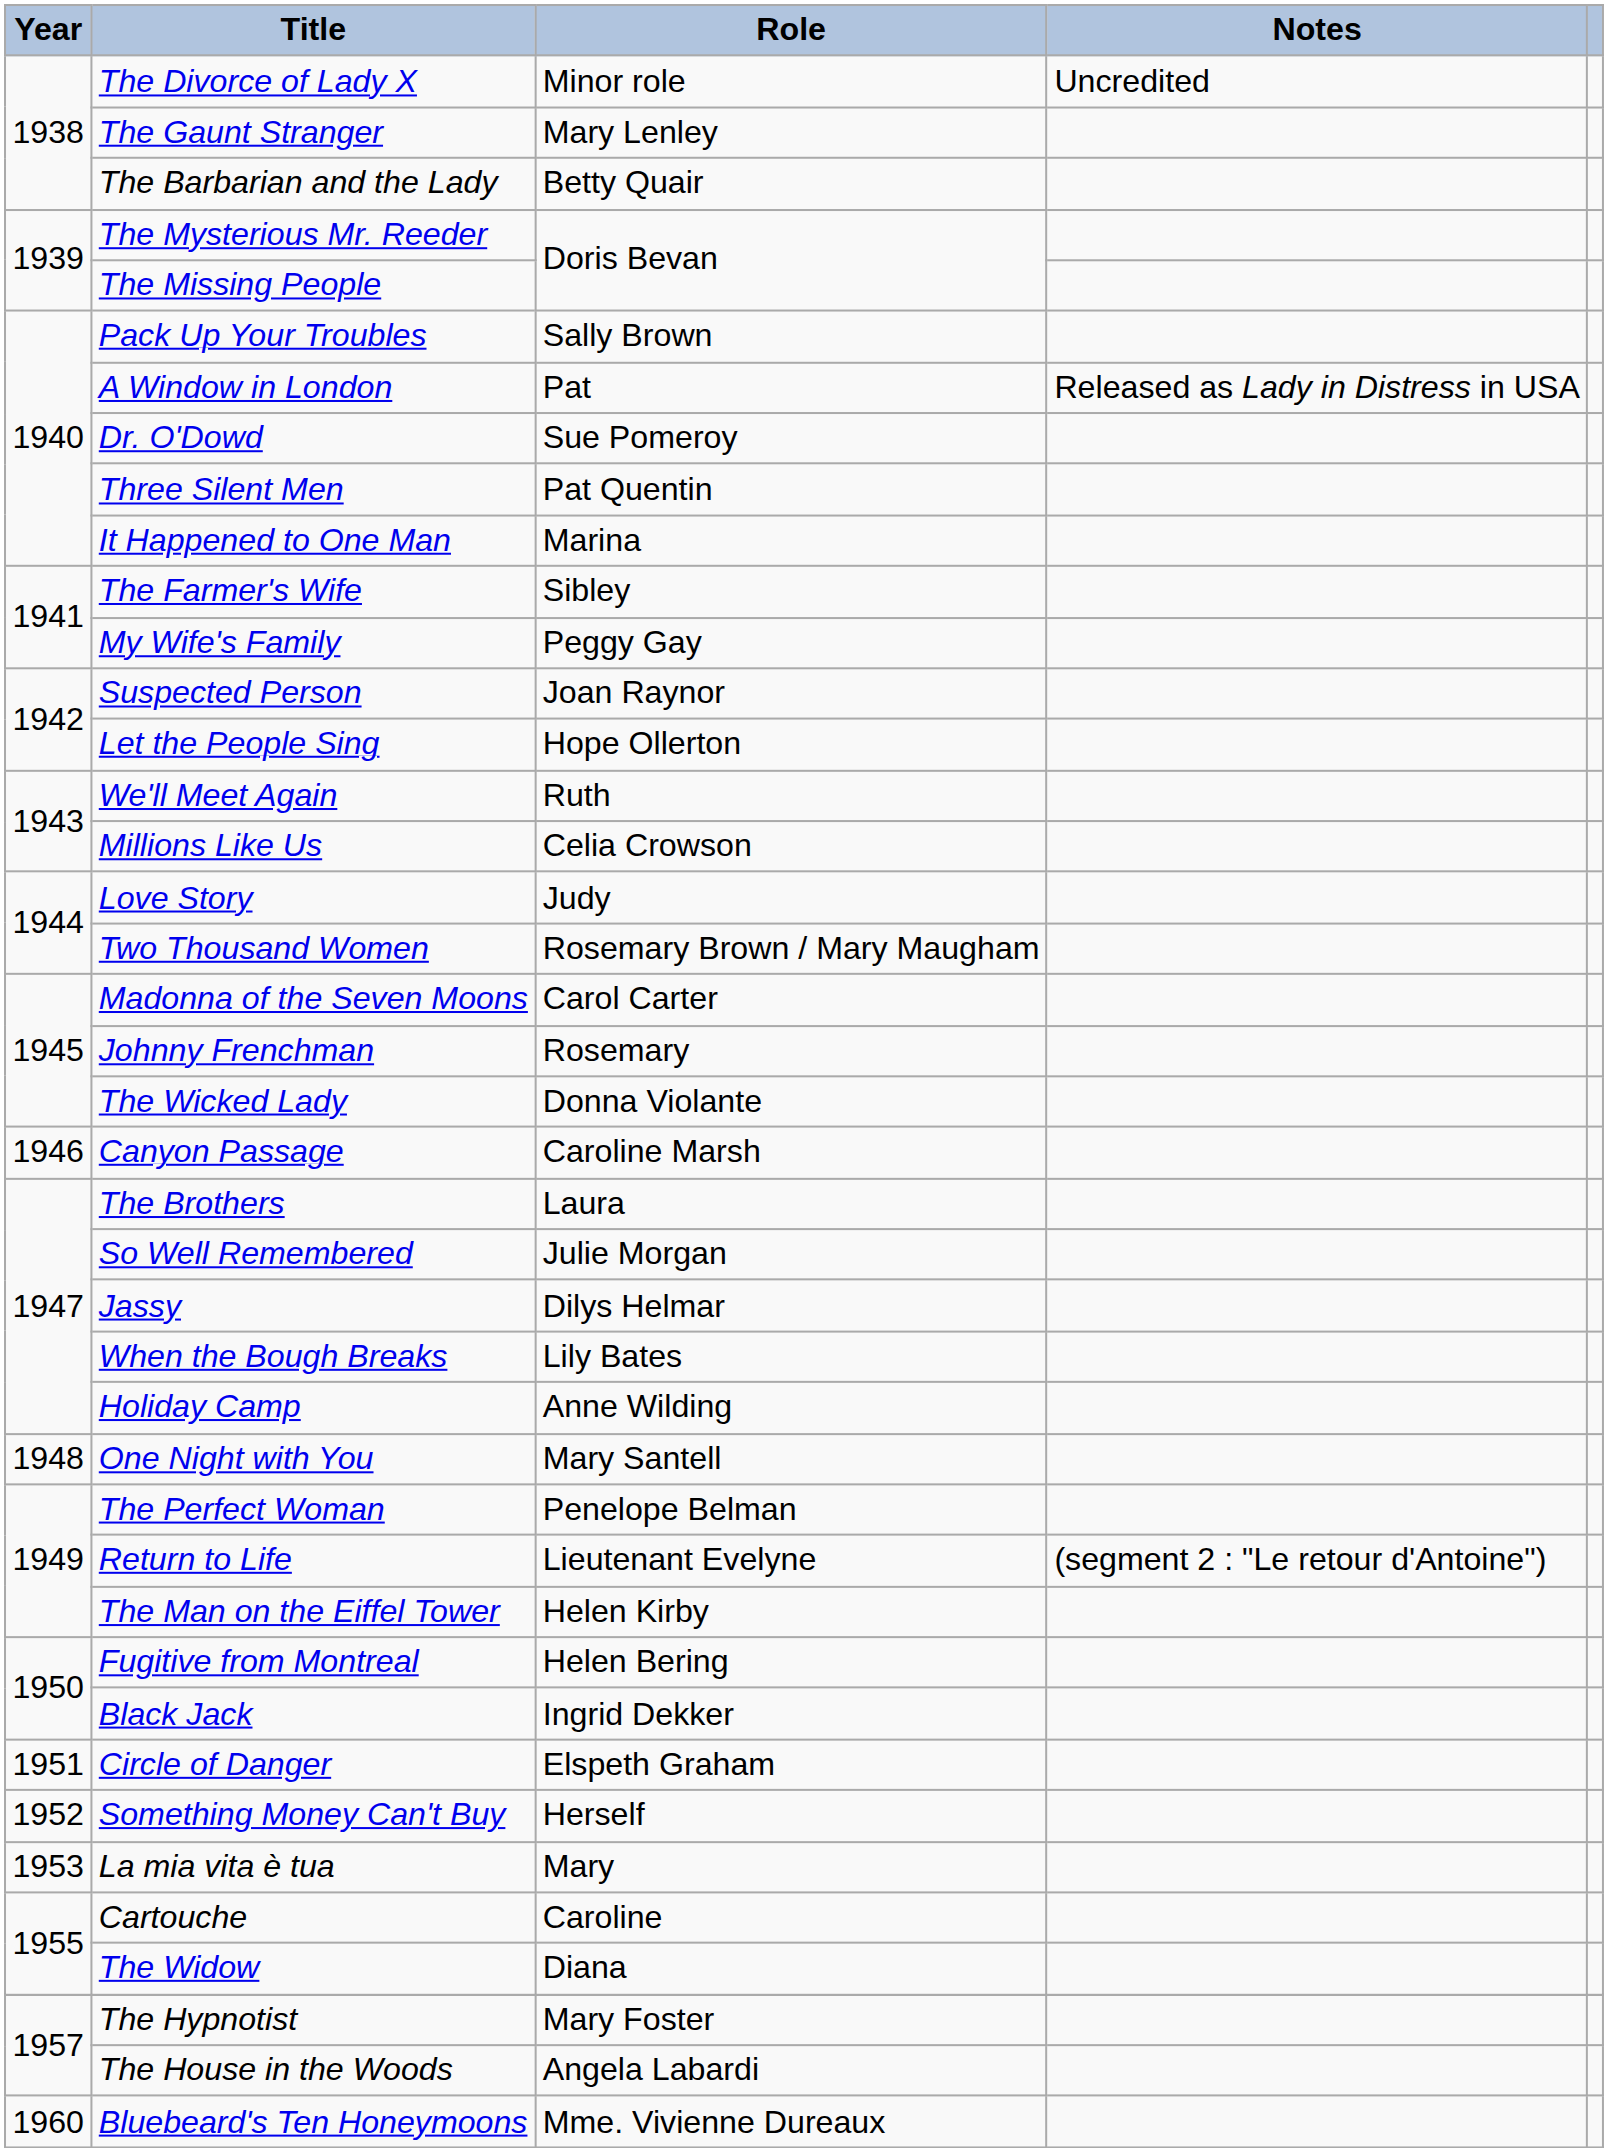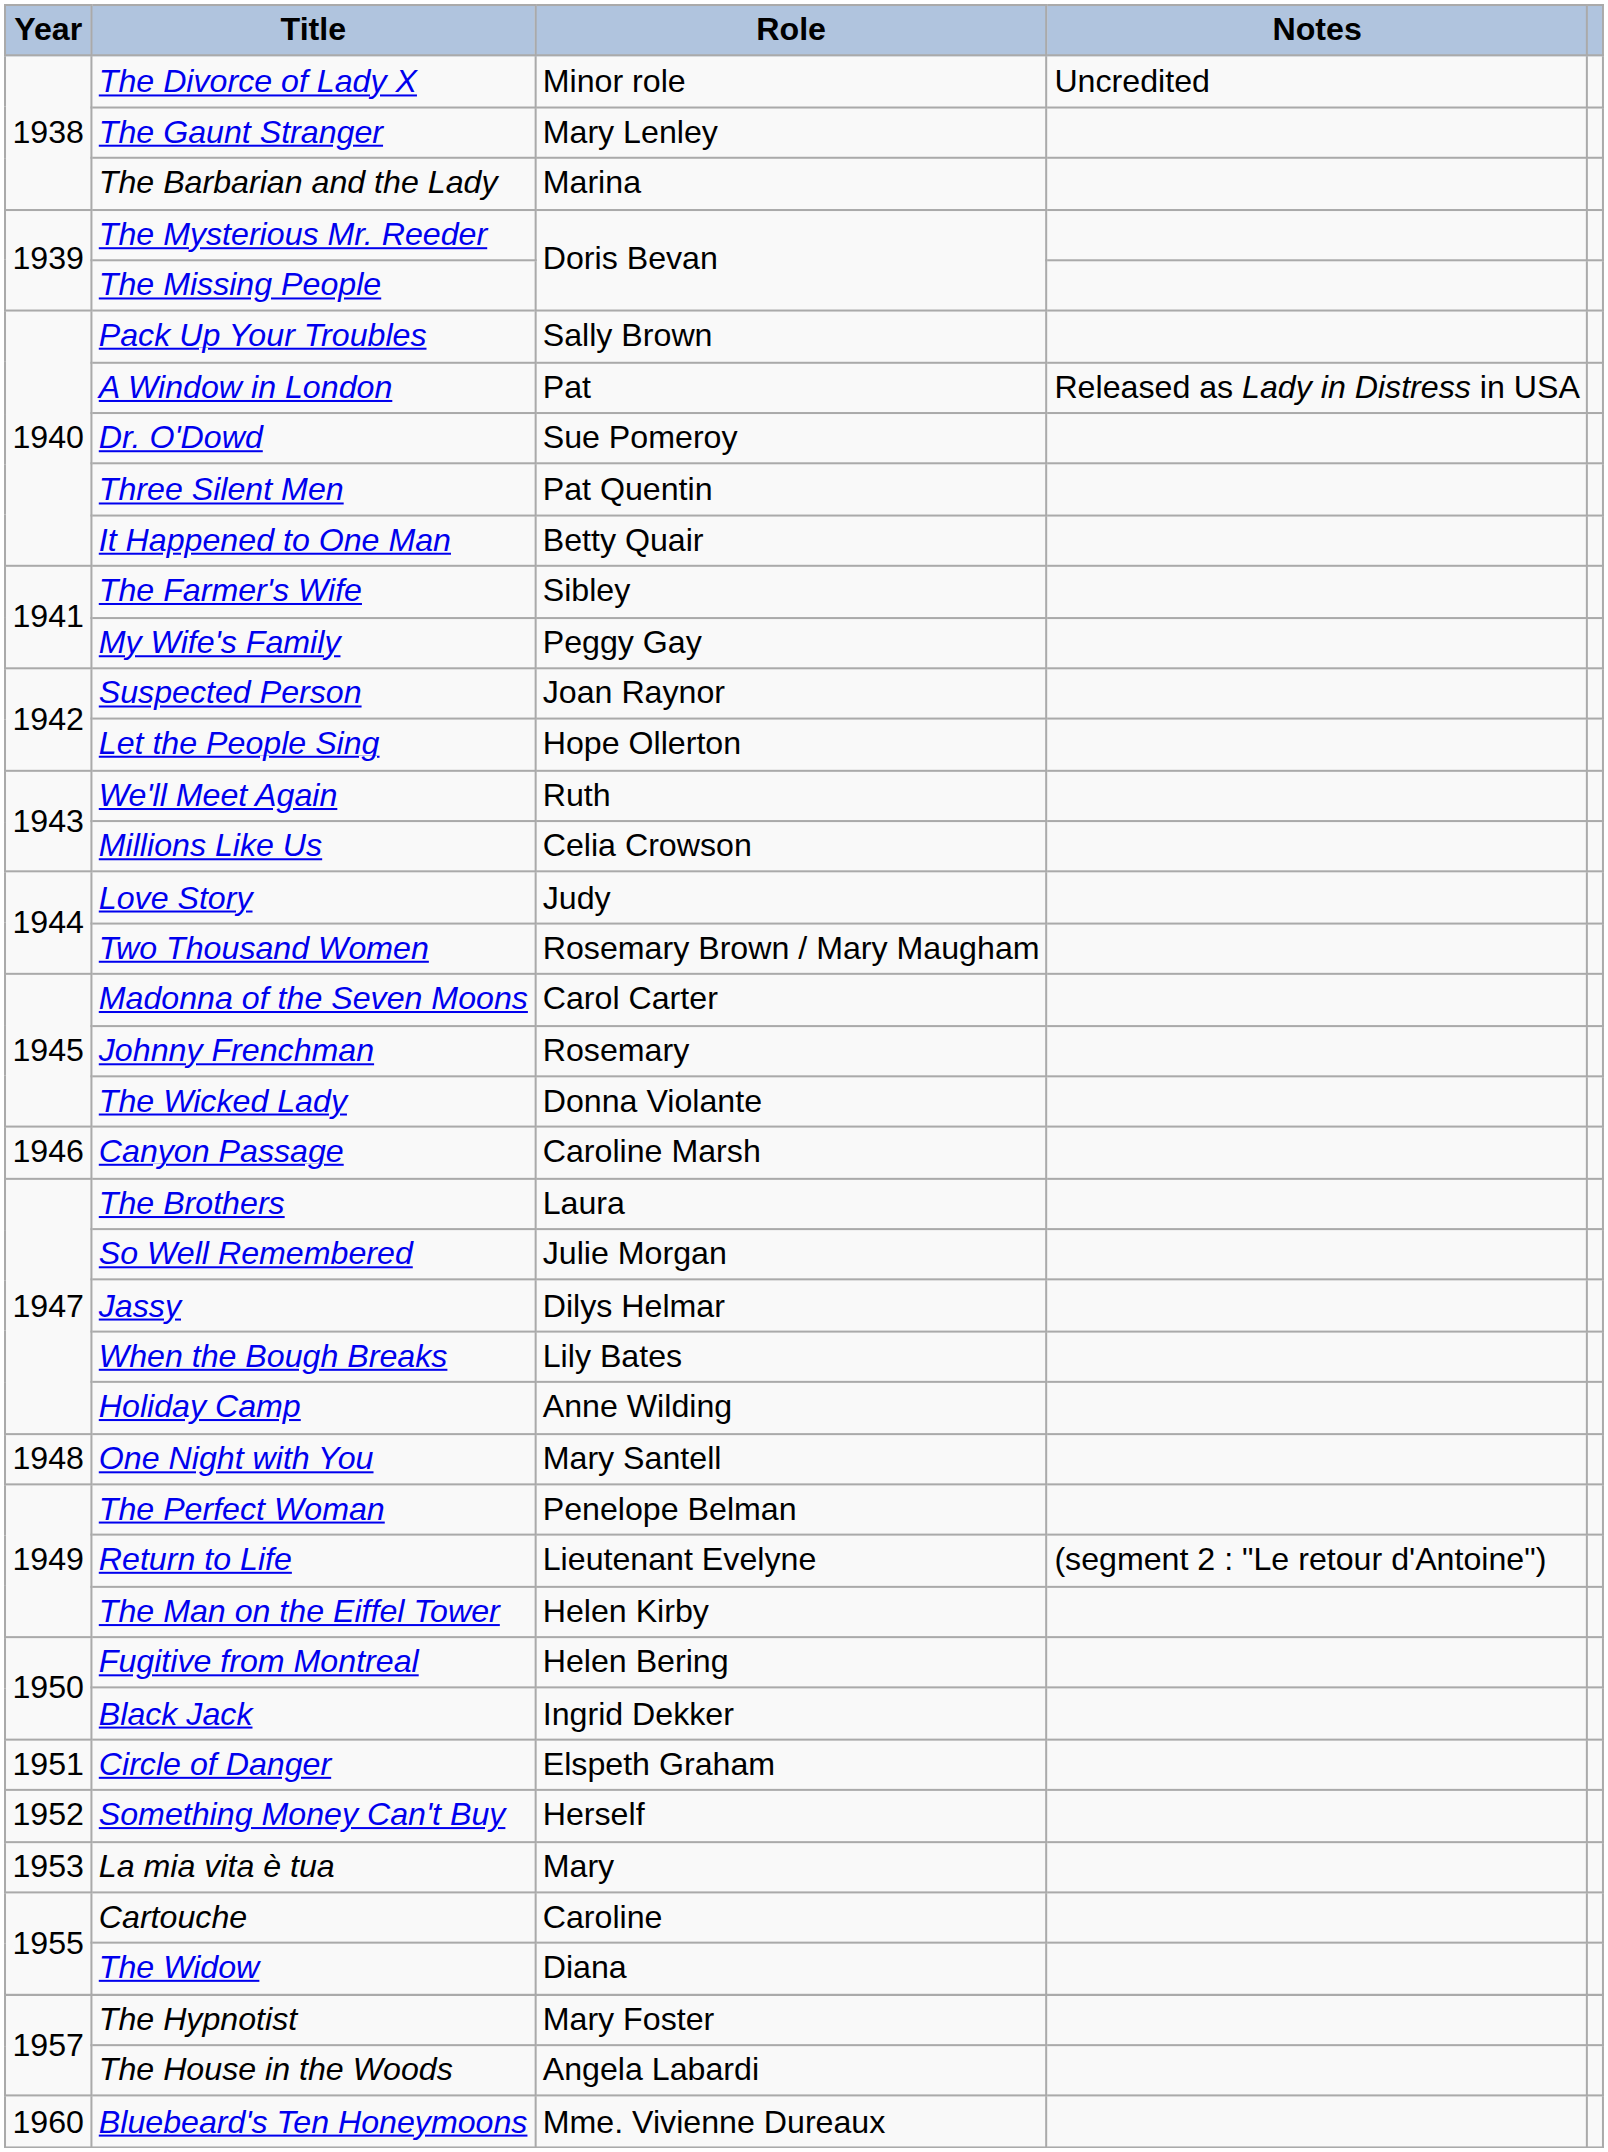(623, 183) Betty Quair -> (592, 183) Marina
(592, 540) Marina -> (623, 540) Betty Quair
